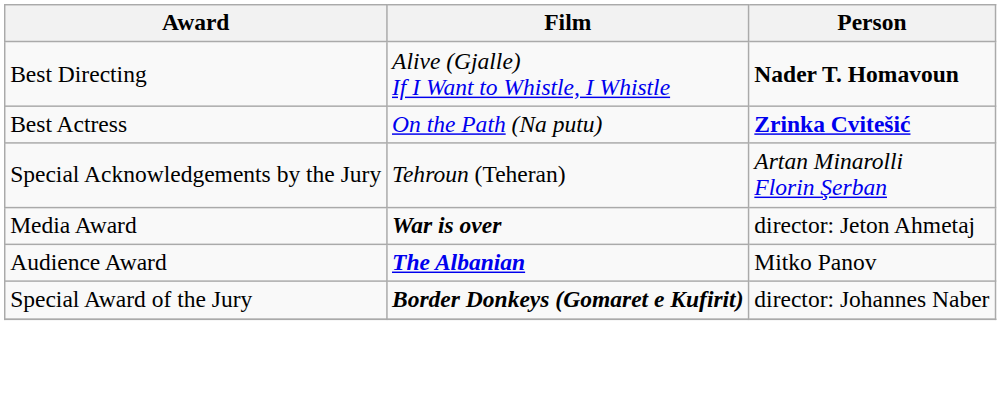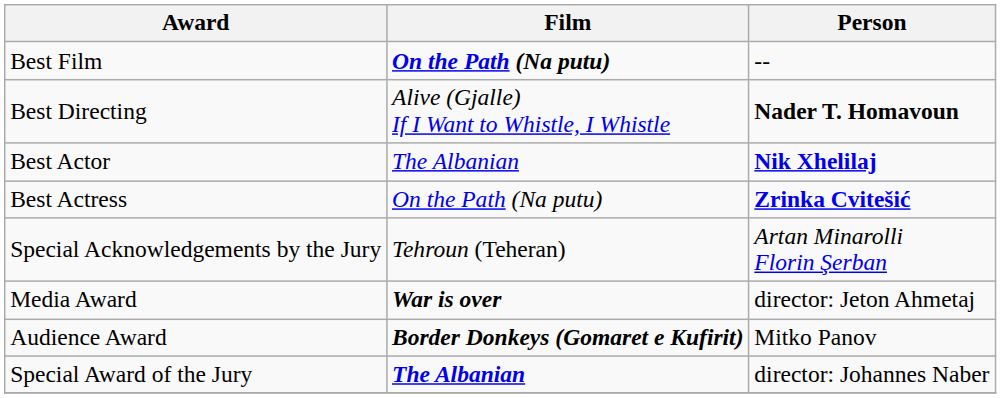+ row: (56, 60)
+ row: (60, 161)
(459, 262) The Albanian -> (568, 337) Border Donkeys (Gomaret e Kufirit)
(568, 299) Border Donkeys (Gomaret e Kufirit) -> (459, 374) The Albanian
